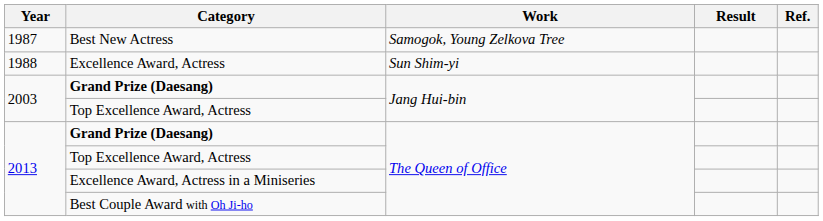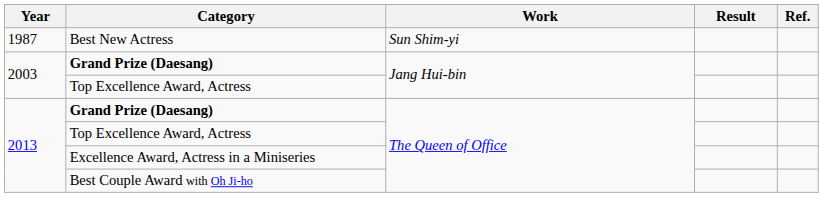(477, 39) Samogok, Young Zelkova Tree -> (424, 39) Sun Shim-yi
- row: (22, 62)
